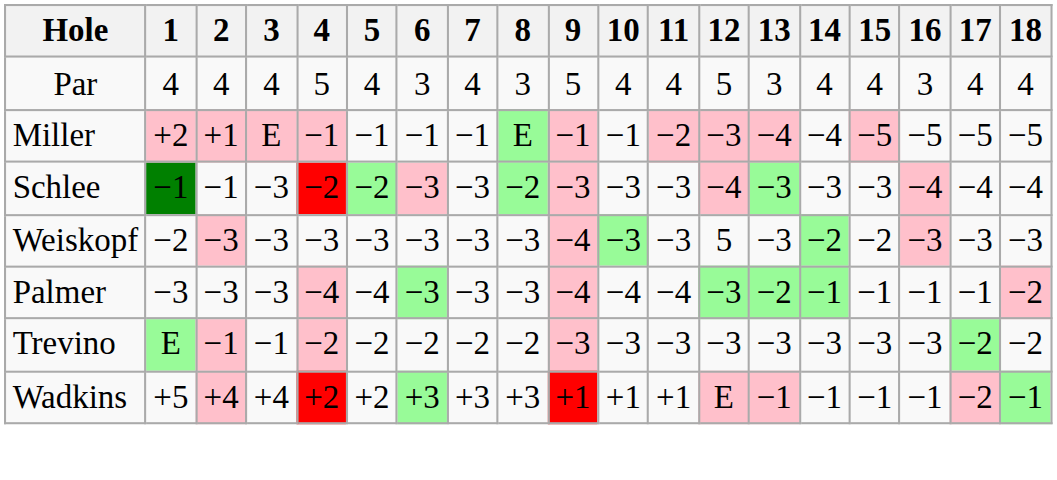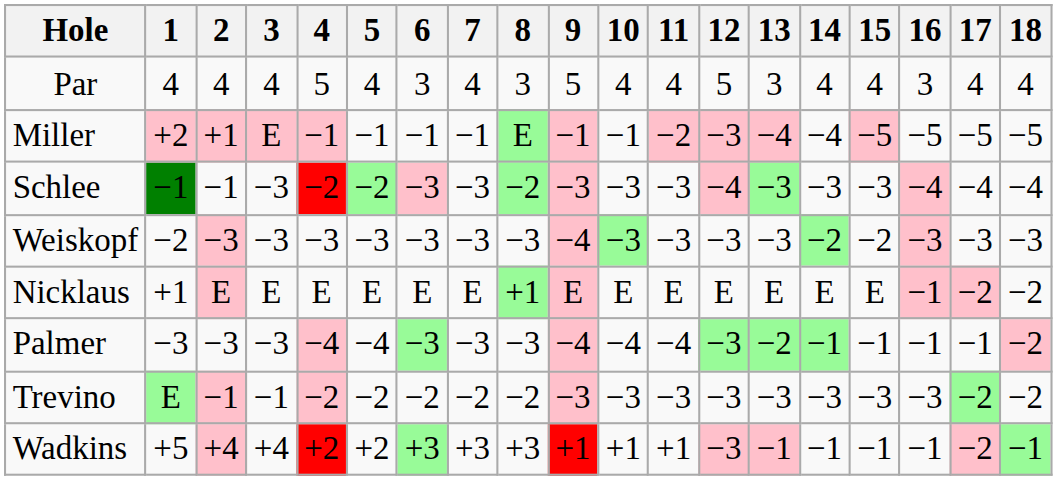(724, 239) 5 -> (724, 239) −3
+ row: (71, 291)
(724, 396) E -> (724, 448) −3
